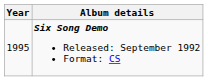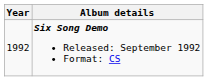(18, 48) 1995 -> (18, 48) 1992
